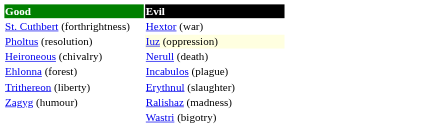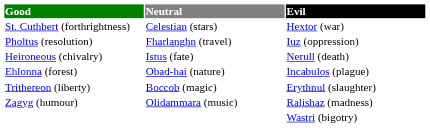+ column: (164, 11)
(182, 41) lightyellow background -> (323, 41) no background
